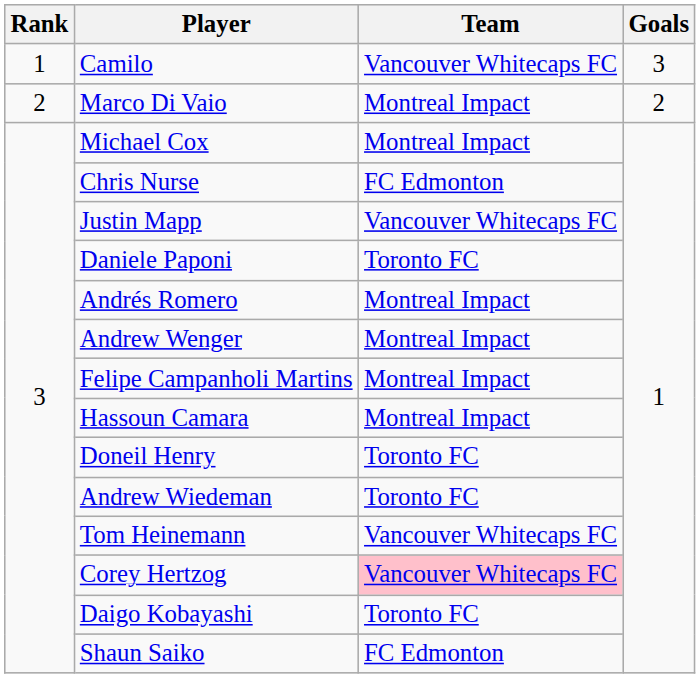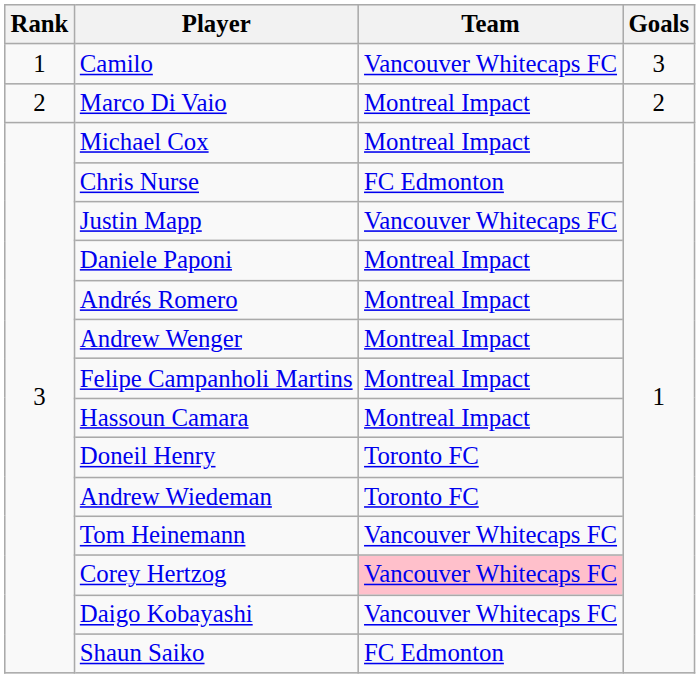(421, 260) Toronto FC -> (447, 260) Montreal Impact
(421, 614) Toronto FC -> (491, 614) Vancouver Whitecaps FC
